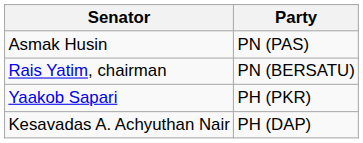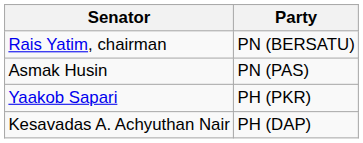rows swapped: (87, 71) <-> (58, 44)
